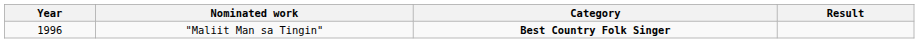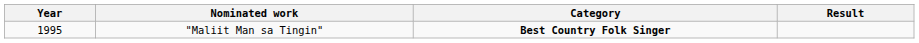(50, 30) 1996 -> (50, 30) 1995
